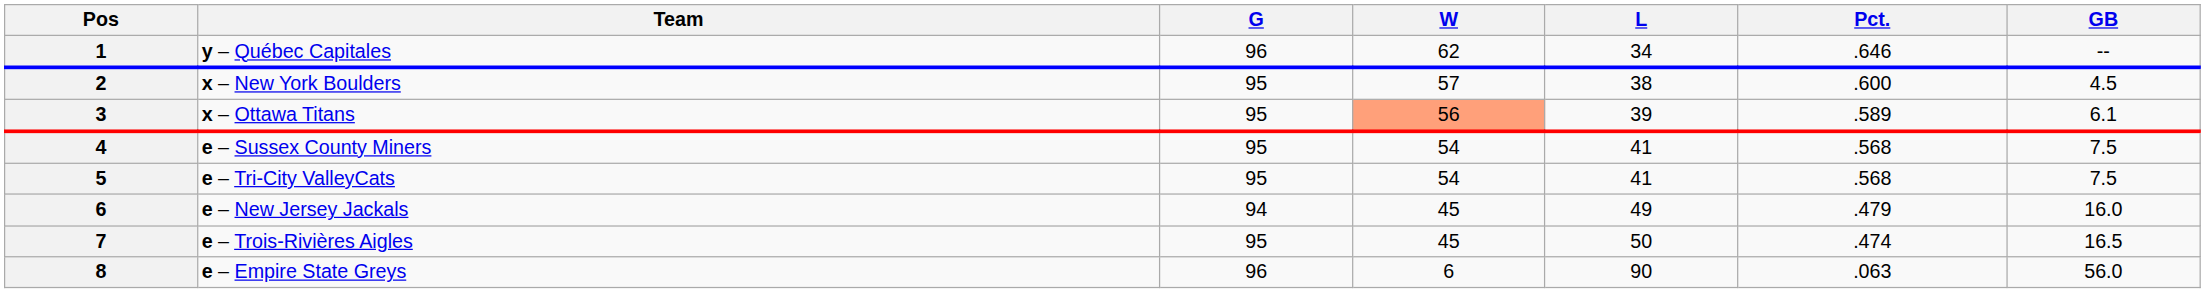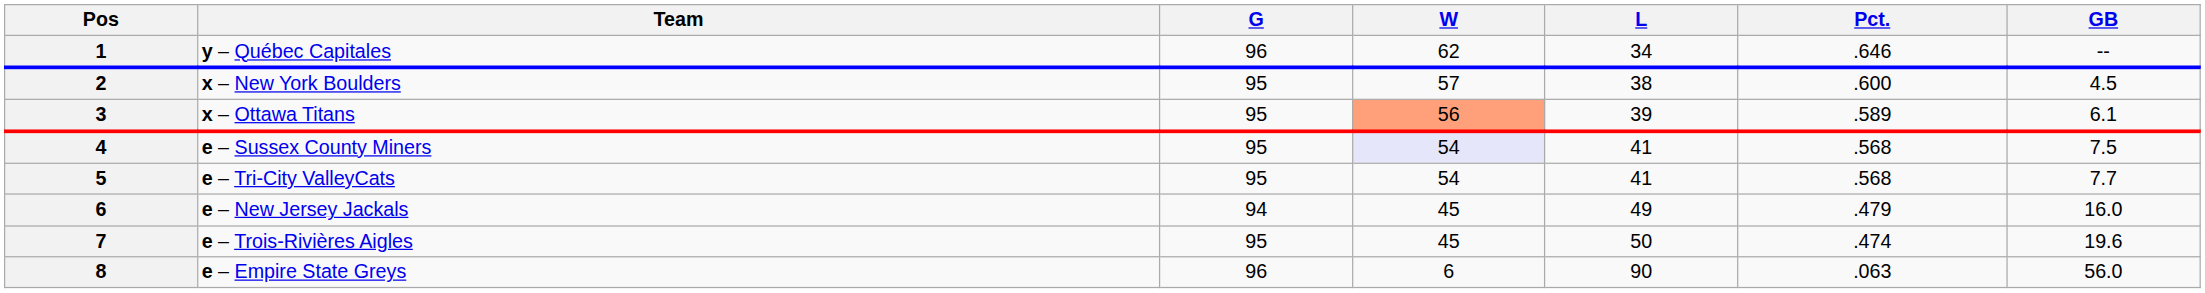(1449, 147) no background -> (1449, 147) lavender background
(2103, 178) 7.5 -> (2103, 178) 7.7
(2103, 241) 16.5 -> (2103, 241) 19.6
